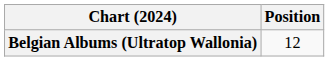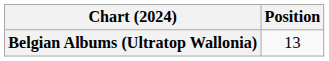(292, 42) 12 -> (292, 42) 13
